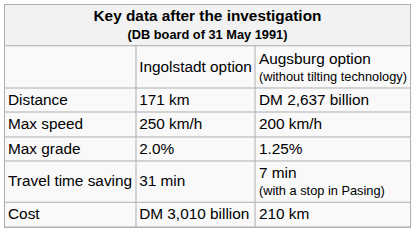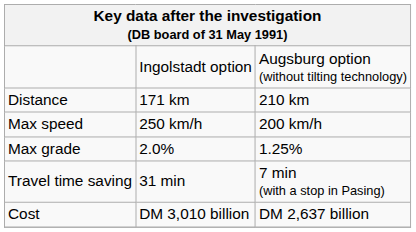(314, 99) DM 2,637 billion -> (284, 99) 210 km
(284, 214) 210 km -> (314, 214) DM 2,637 billion
